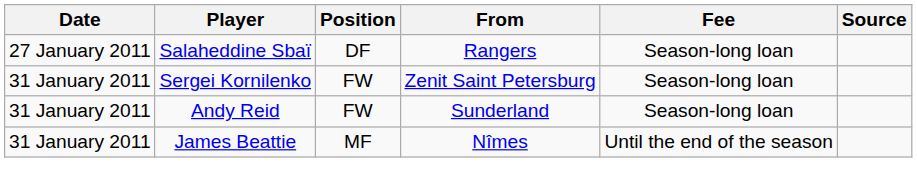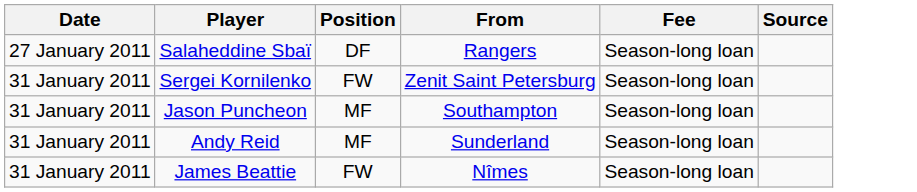+ row: (235, 111)
(358, 111) FW -> (358, 141) MF
(358, 141) MF -> (358, 171) FW
(719, 141) Until the end of the season -> (679, 171) Season-long loan
